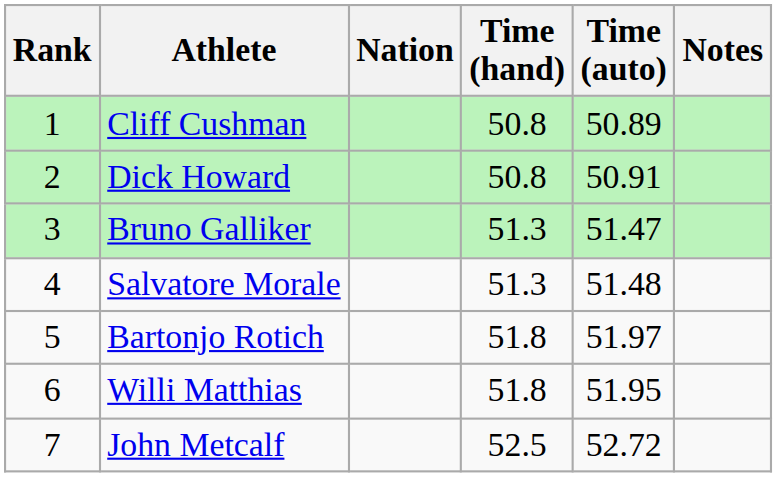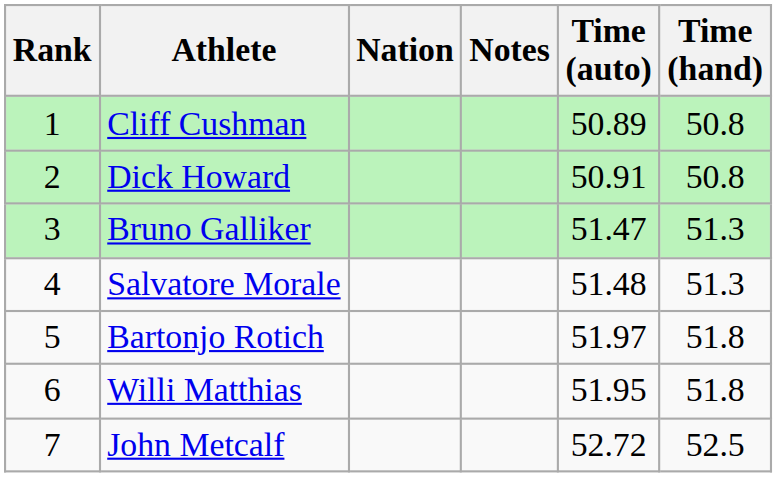columns swapped: (517, 50) <-> (723, 50)
